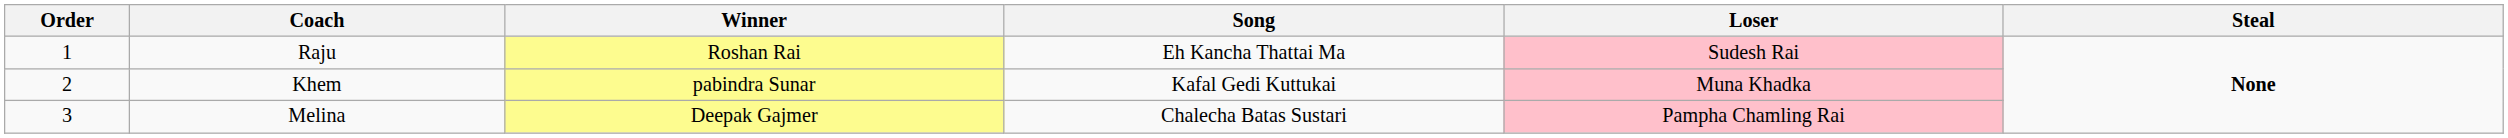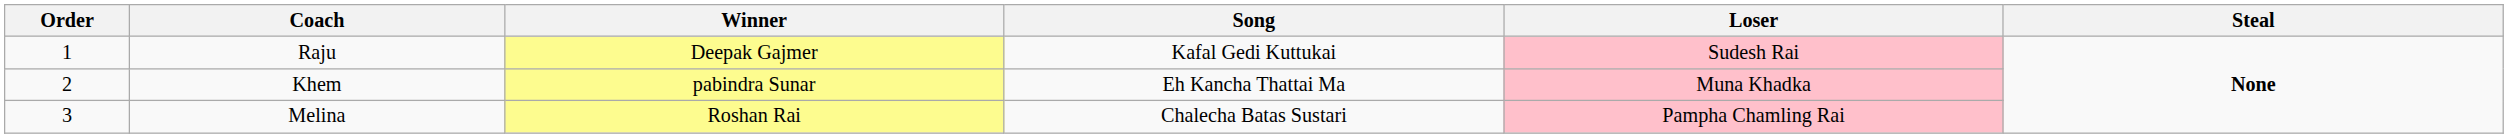(754, 52) Roshan Rai -> (754, 52) Deepak Gajmer
(1254, 52) Eh Kancha Thattai Ma -> (1254, 52) Kafal Gedi Kuttukai
(1254, 84) Kafal Gedi Kuttukai -> (1254, 84) Eh Kancha Thattai Ma
(754, 116) Deepak Gajmer -> (754, 116) Roshan Rai
